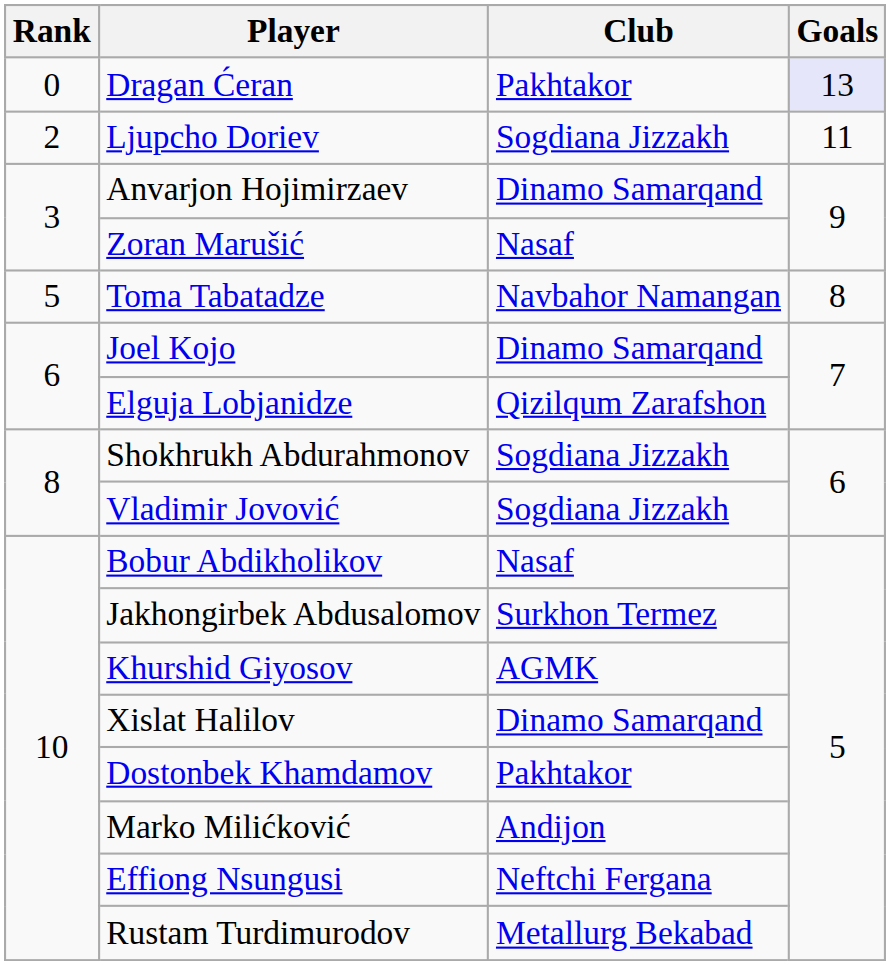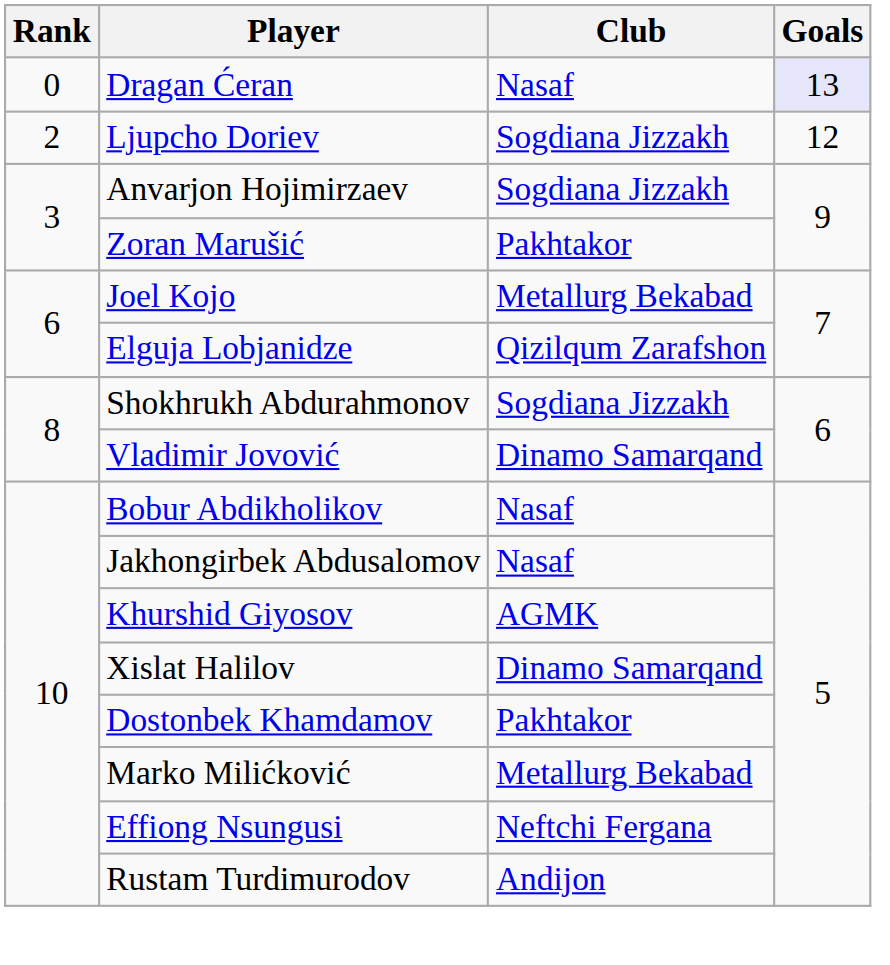(564, 84) Pakhtakor -> (535, 84) Nasaf
(837, 137) 11 -> (822, 137) 12
(629, 190) Dinamo Samarqand -> (613, 190) Sogdiana Jizzakh
(535, 243) Nasaf -> (564, 243) Pakhtakor
- row: (215, 296)
(629, 349) Dinamo Samarqand -> (624, 296) Metallurg Bekabad
(613, 508) Sogdiana Jizzakh -> (629, 455) Dinamo Samarqand
(606, 614) Surkhon Termez -> (535, 561) Nasaf
(551, 826) Andijon -> (624, 773) Metallurg Bekabad
(624, 932) Metallurg Bekabad -> (551, 879) Andijon
